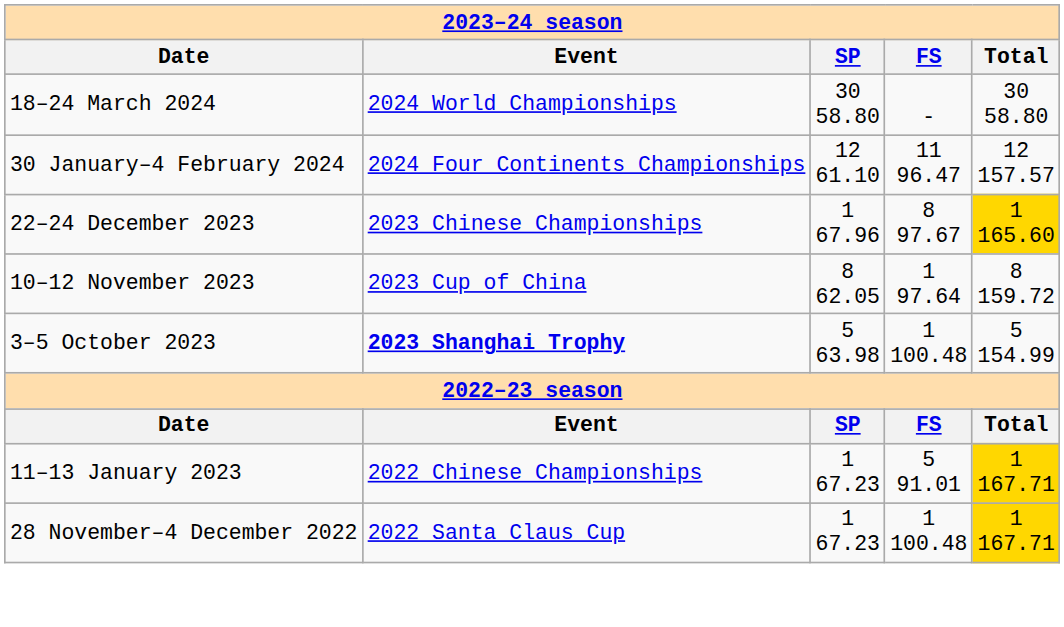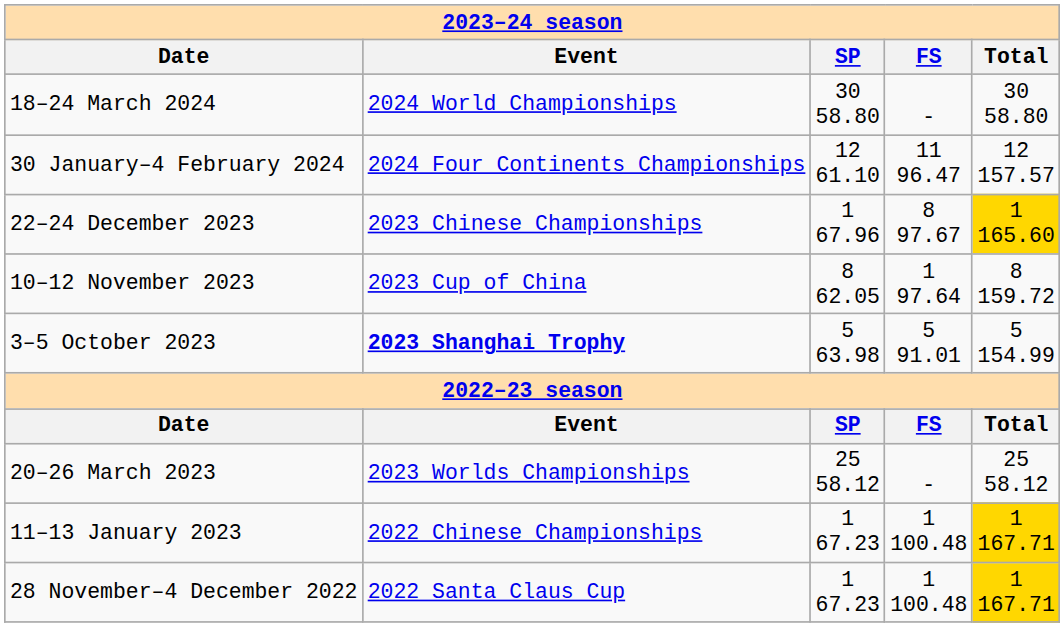(929, 343) 1 100.48 -> (929, 343) 5 91.01
+ row: (113, 473)
(929, 473) 5 91.01 -> (929, 533) 1 100.48
